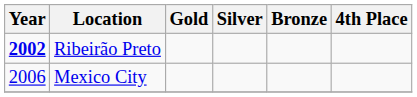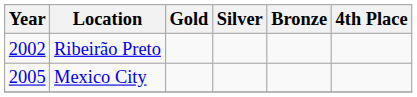(27, 48) bold -> (27, 48) normal
(27, 77) 2006 -> (27, 77) 2005
